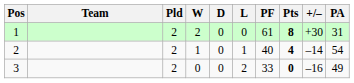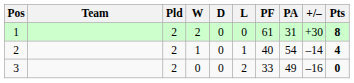columns swapped: (337, 13) <-> (291, 13)
